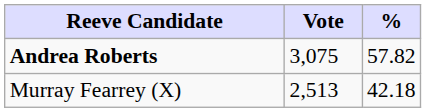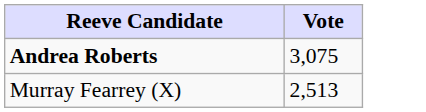- column: (391, 21)
